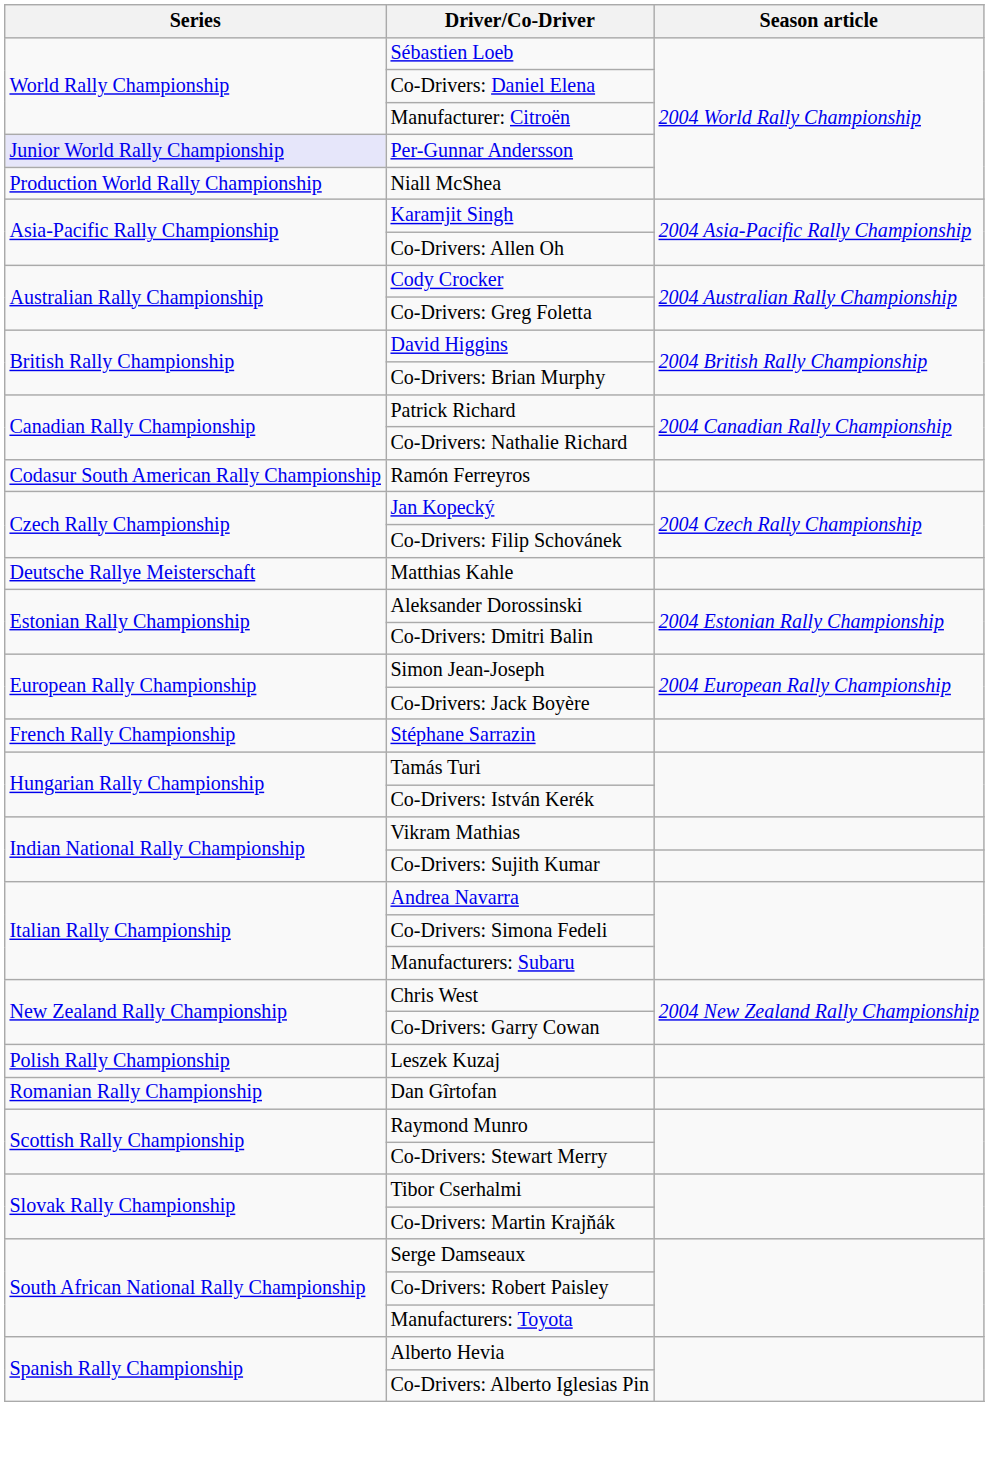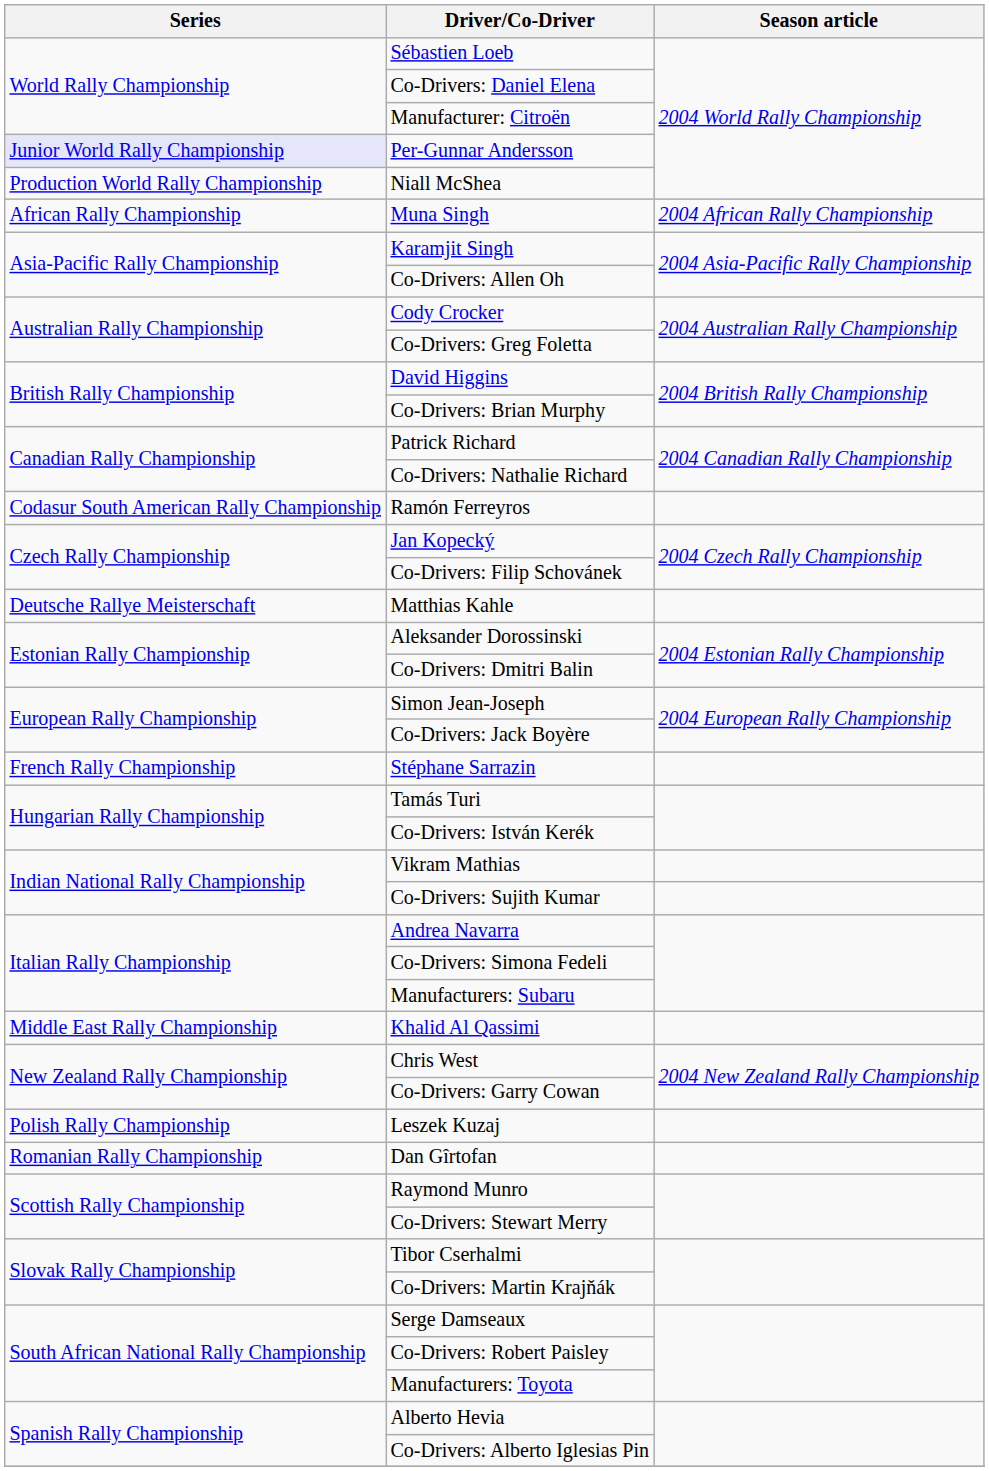+ row: (440, 215)
+ row: (465, 1027)
